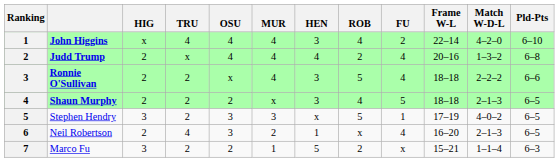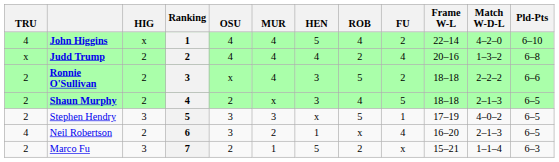columns swapped: (26, 18) <-> (187, 24)
(317, 40) 3 -> (317, 40) 5
(403, 78) 4 -> (403, 78) 2
